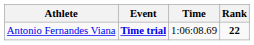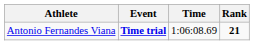(234, 31) 22 -> (234, 31) 21
